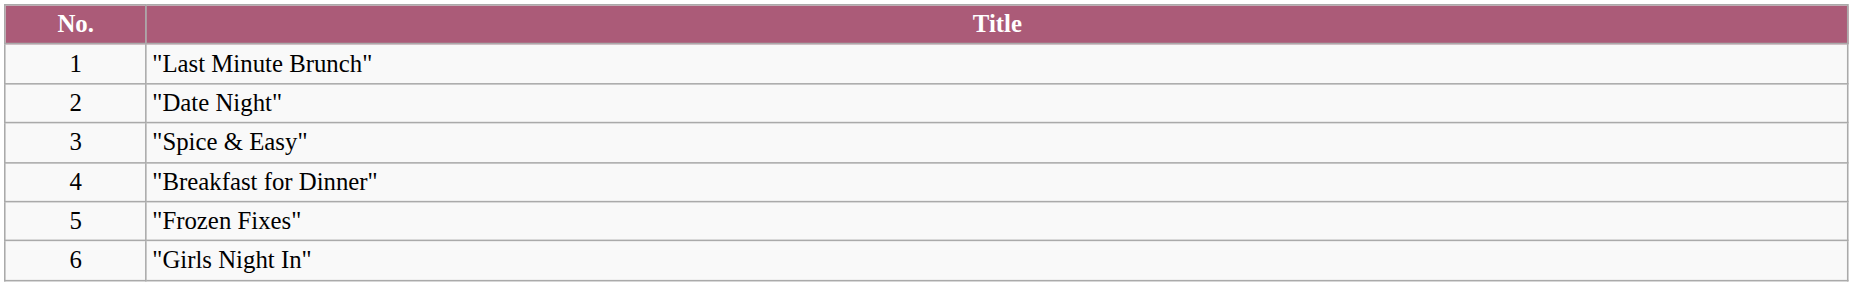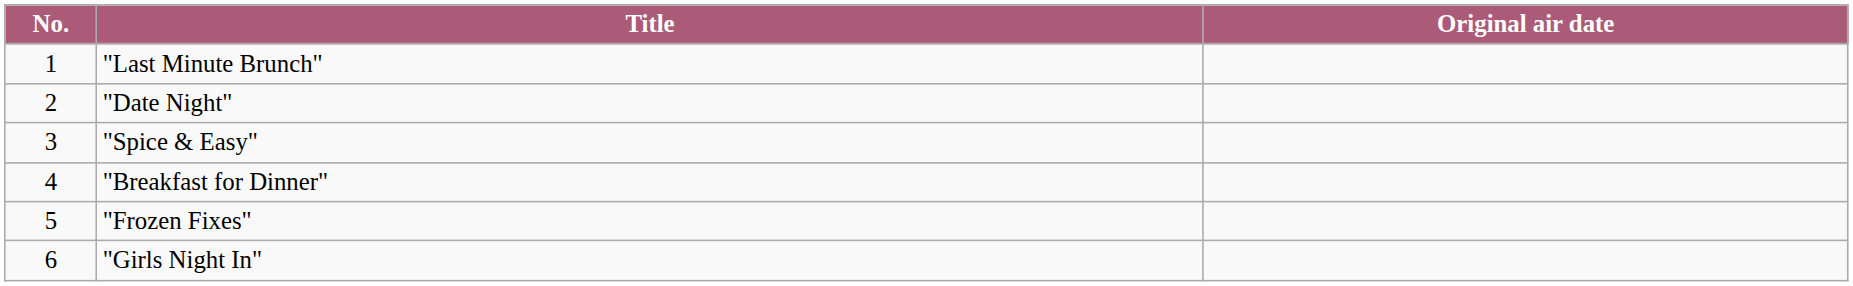+ column: (1526, 24)
